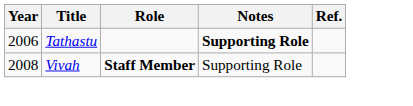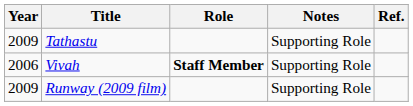(23, 40) 2006 -> (23, 40) 2009
(255, 40) bold -> (321, 40) normal
(23, 64) 2008 -> (23, 64) 2006
+ row: (106, 88)
